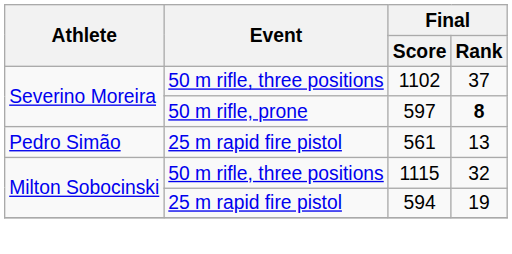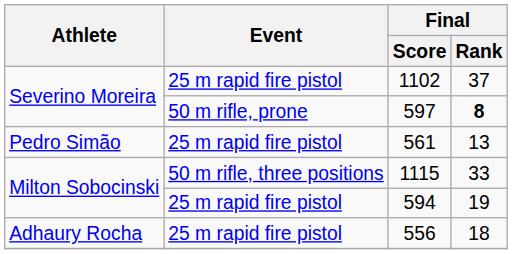(276, 81) 50 m rifle, three positions -> (255, 81) 25 m rapid fire pistol
(479, 173) 32 -> (479, 173) 33
+ row: (420, 234)
